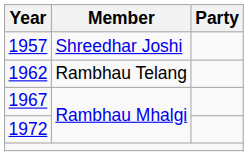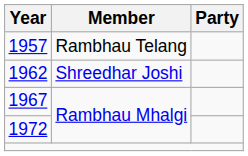(119, 45) Shreedhar Joshi -> (121, 45) Rambhau Telang
(121, 73) Rambhau Telang -> (119, 73) Shreedhar Joshi
